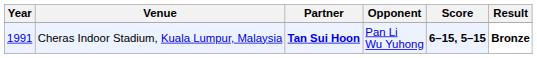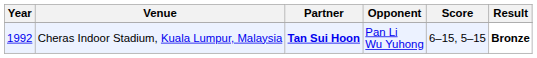(20, 38) 1991 -> (20, 38) 1992
(457, 38) bold -> (457, 38) normal
